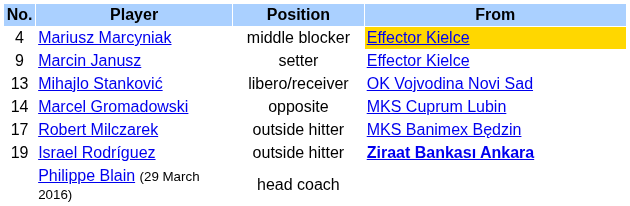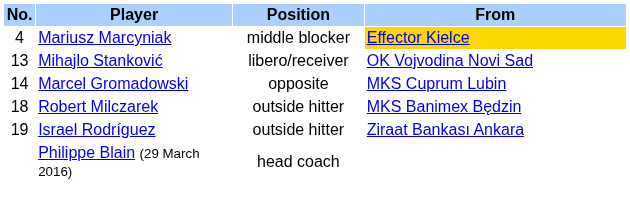- row: (90, 60)
(20, 130) 17 -> (20, 106) 18
(450, 152) bold -> (445, 130) normal
